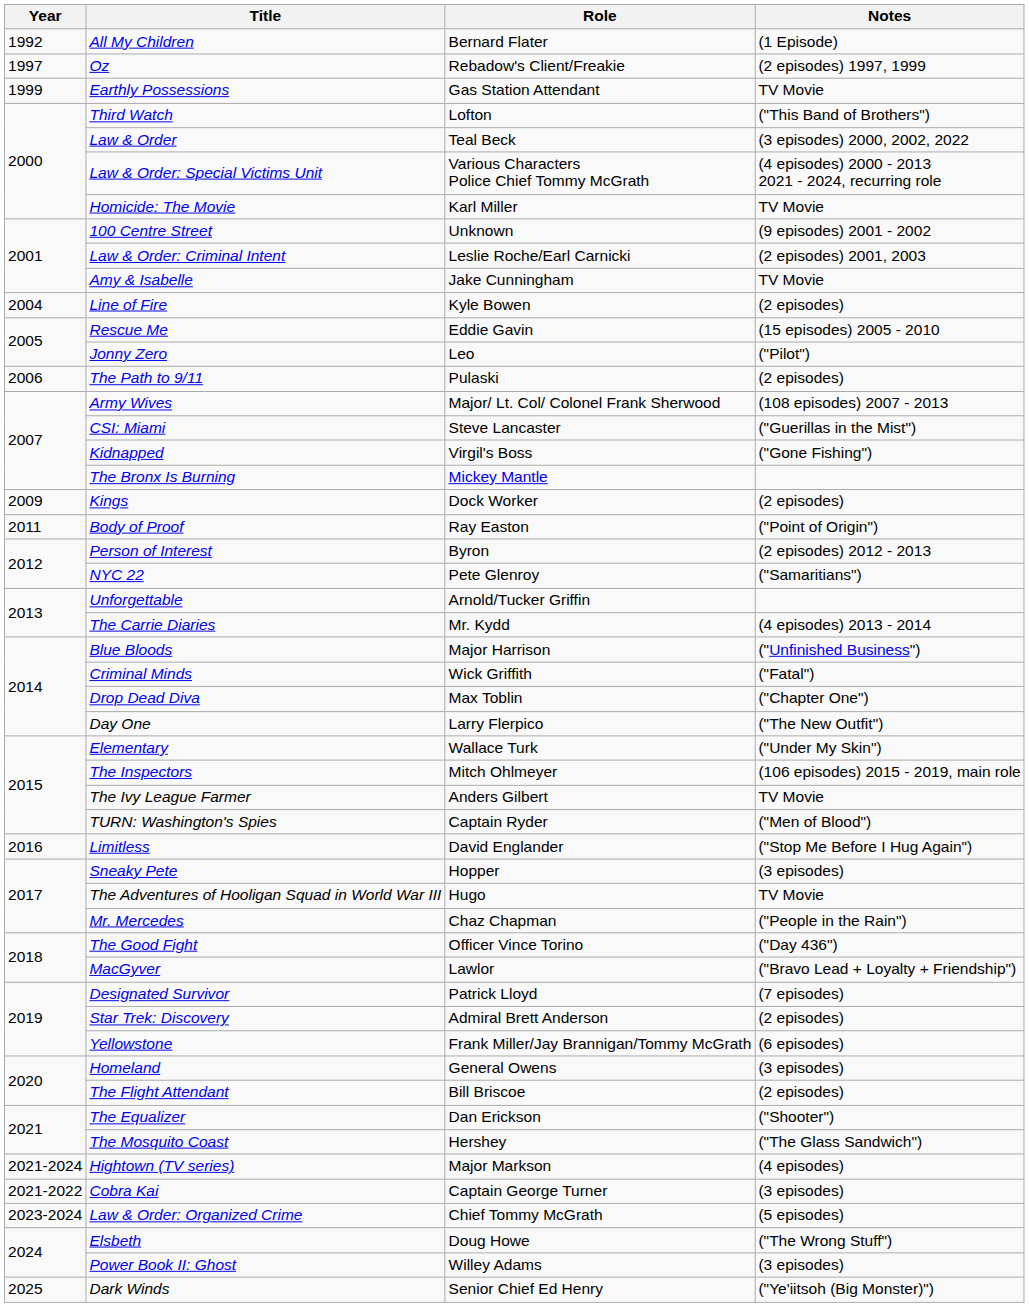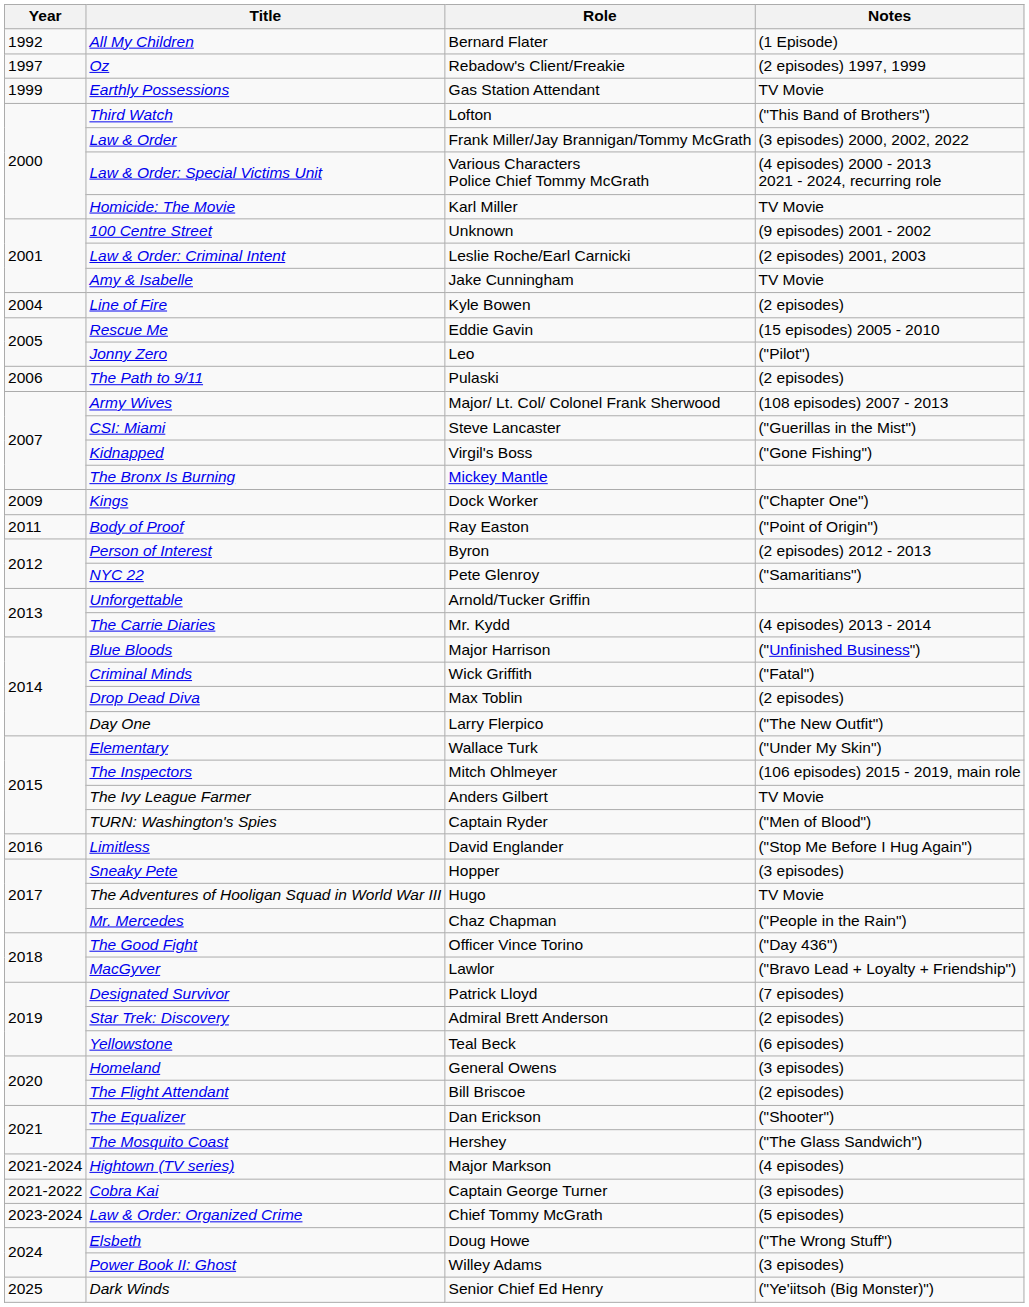(482, 139) Teal Beck -> (600, 139) Frank Miller/Jay Brannigan/Tommy McGrath
(801, 501) (2 episodes) -> (814, 501) ("Chapter One")
(814, 698) ("Chapter One") -> (801, 698) (2 episodes)
(600, 1043) Frank Miller/Jay Brannigan/Tommy McGrath -> (482, 1043) Teal Beck
